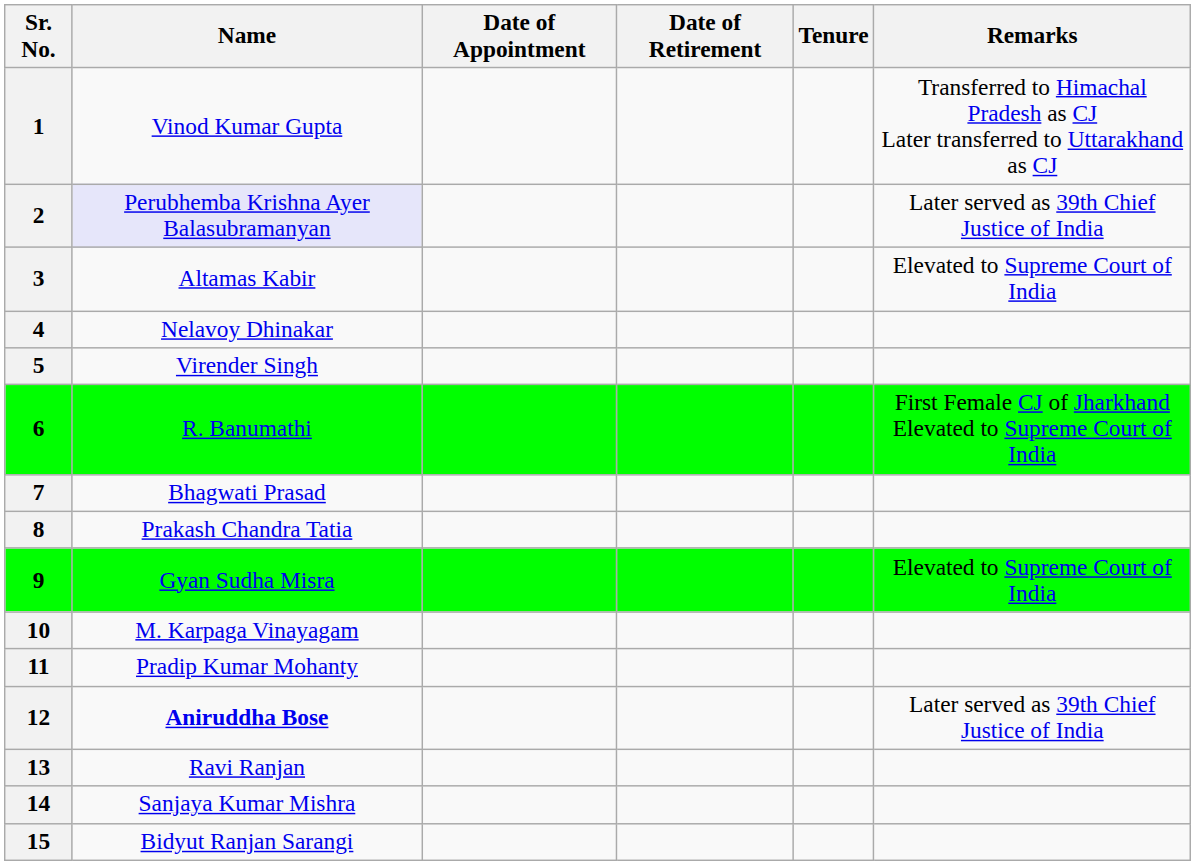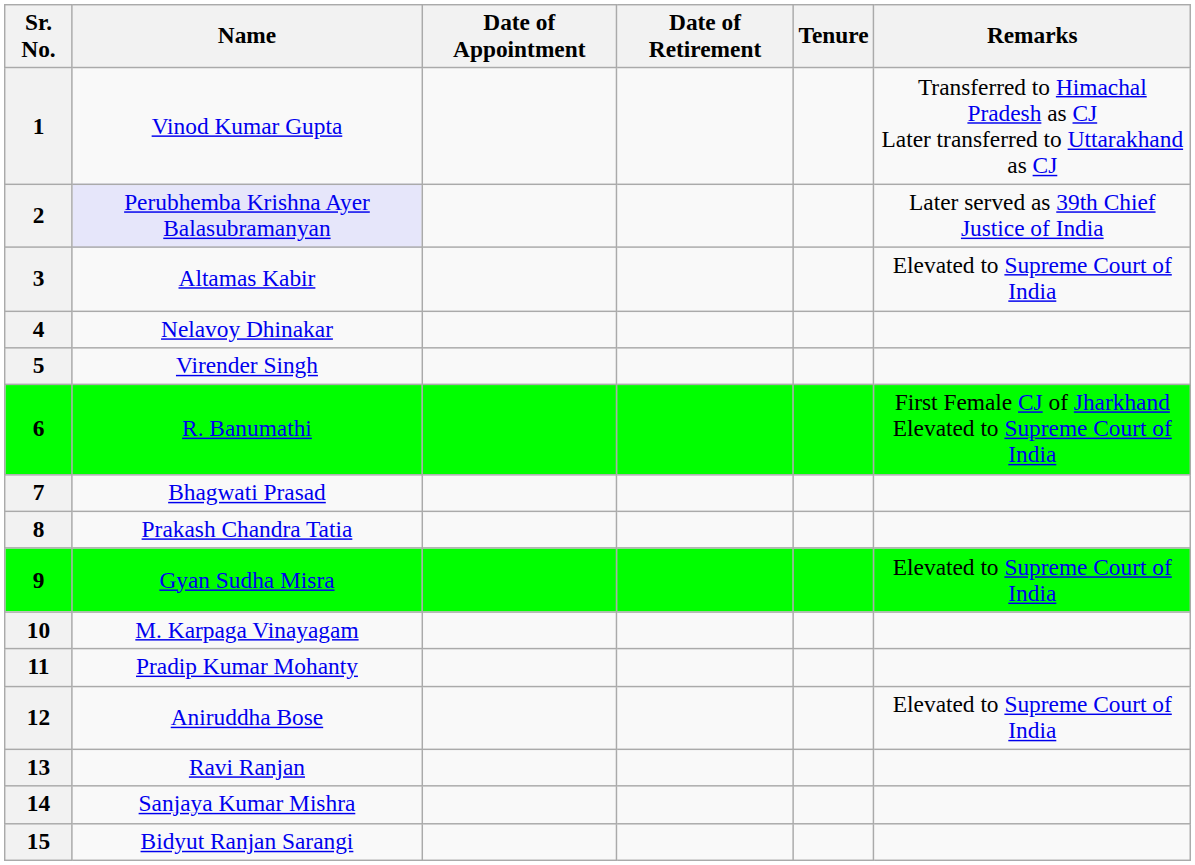(247, 717) bold -> (247, 717) normal
(1032, 717) Later served as 39th Chief Justice of India -> (1032, 717) Elevated to Supreme Court of India
